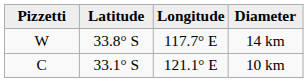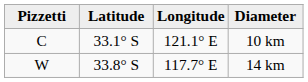rows swapped: (265, 65) <-> (265, 41)
